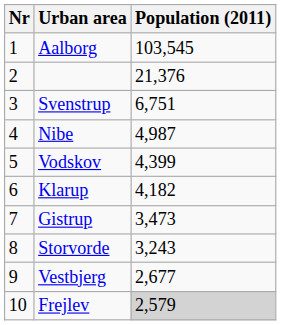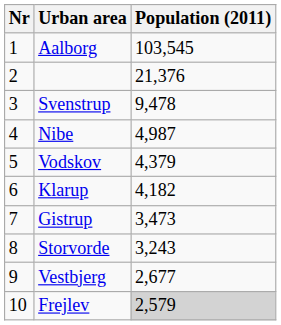(155, 104) 6,751 -> (155, 104) 9,478
(155, 162) 4,399 -> (155, 162) 4,379
